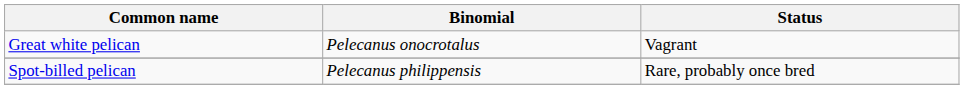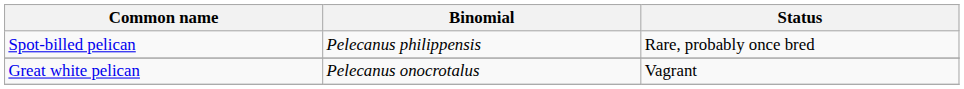rows swapped: (74, 44) <-> (72, 71)
